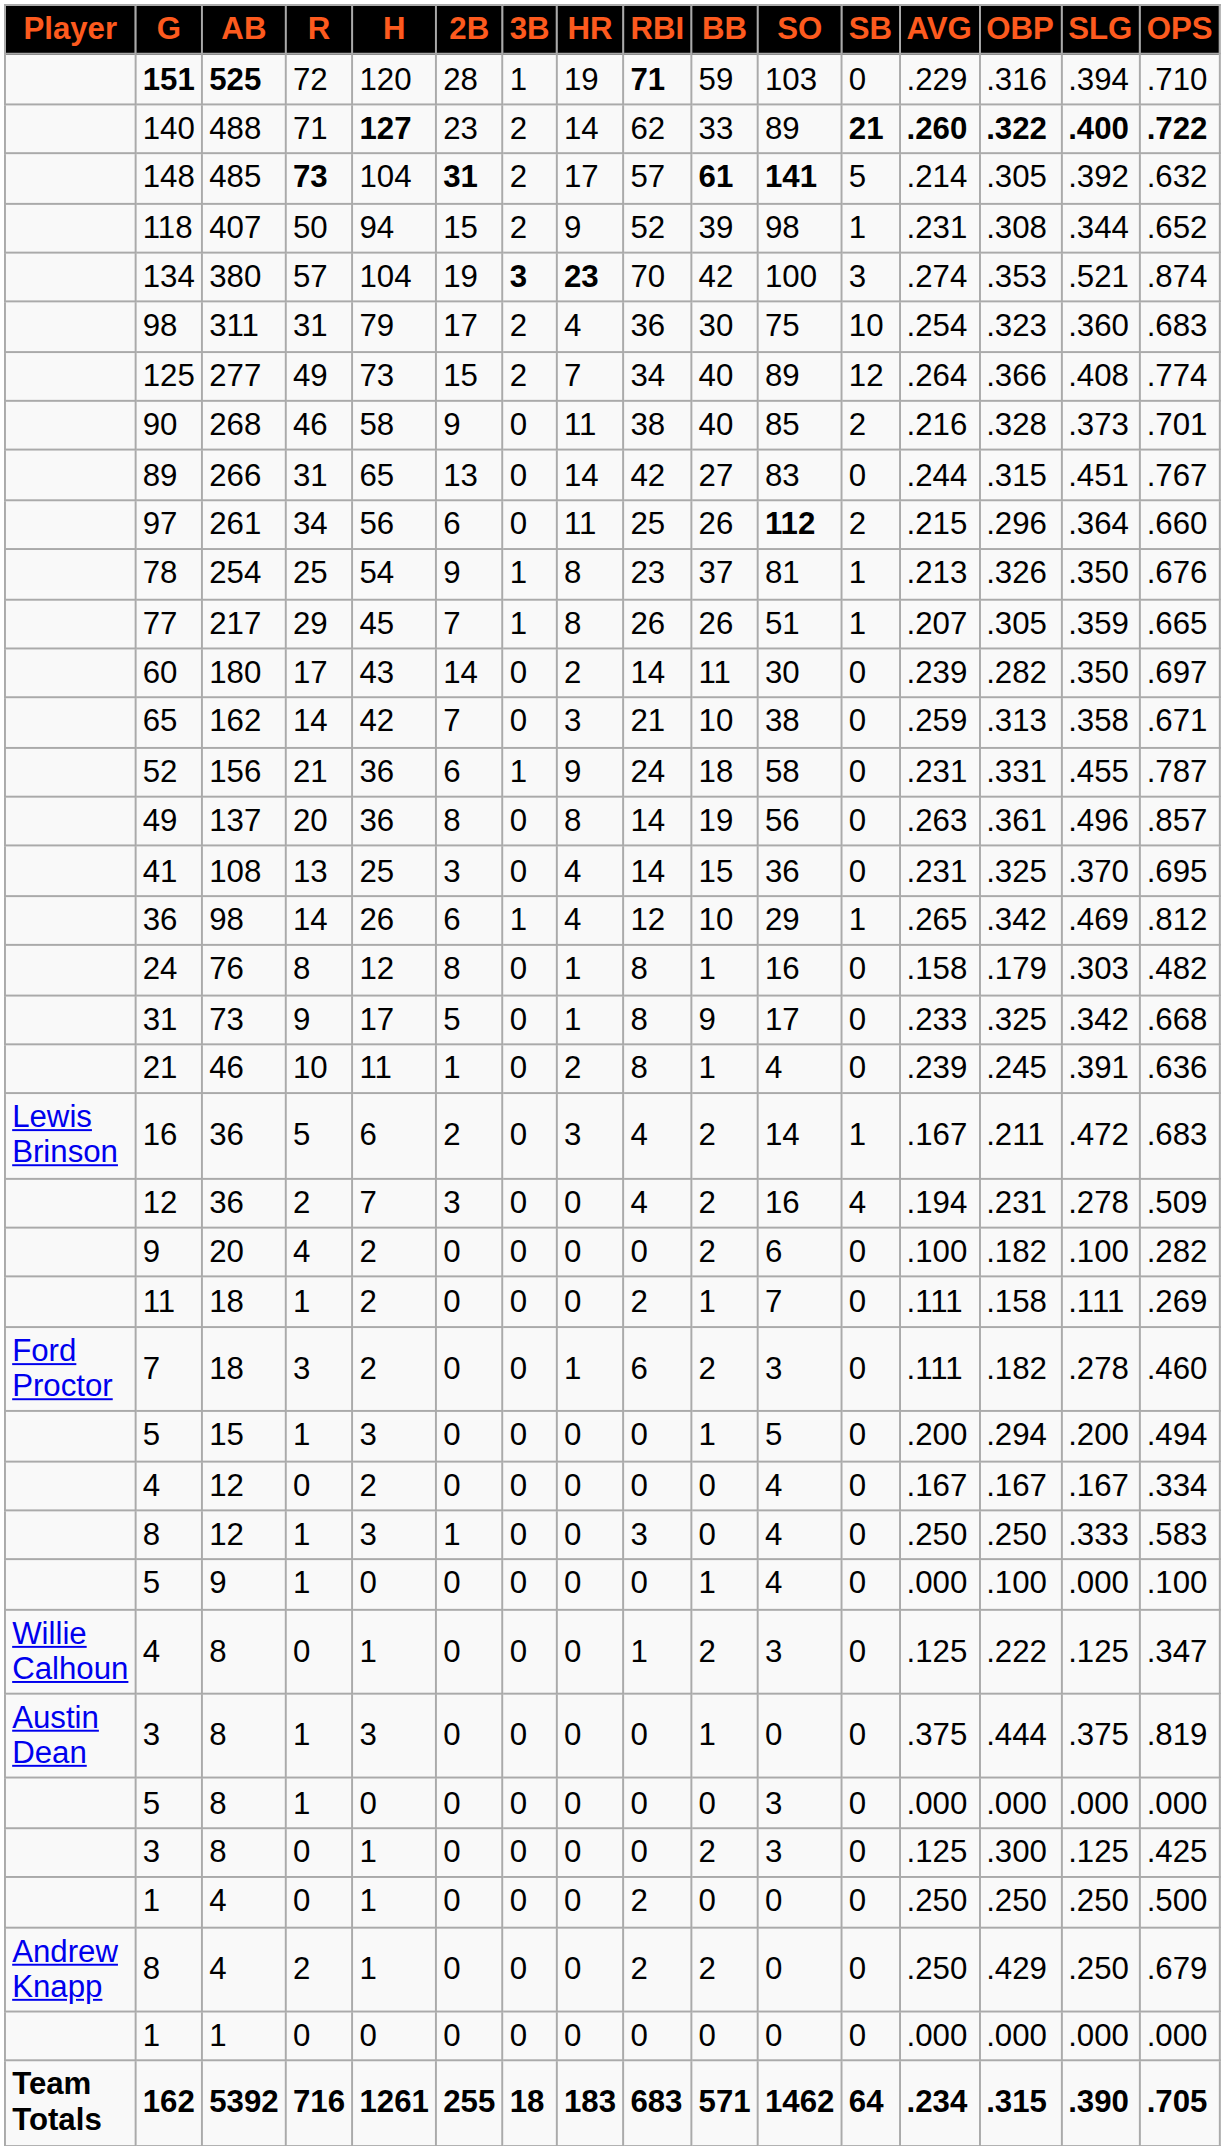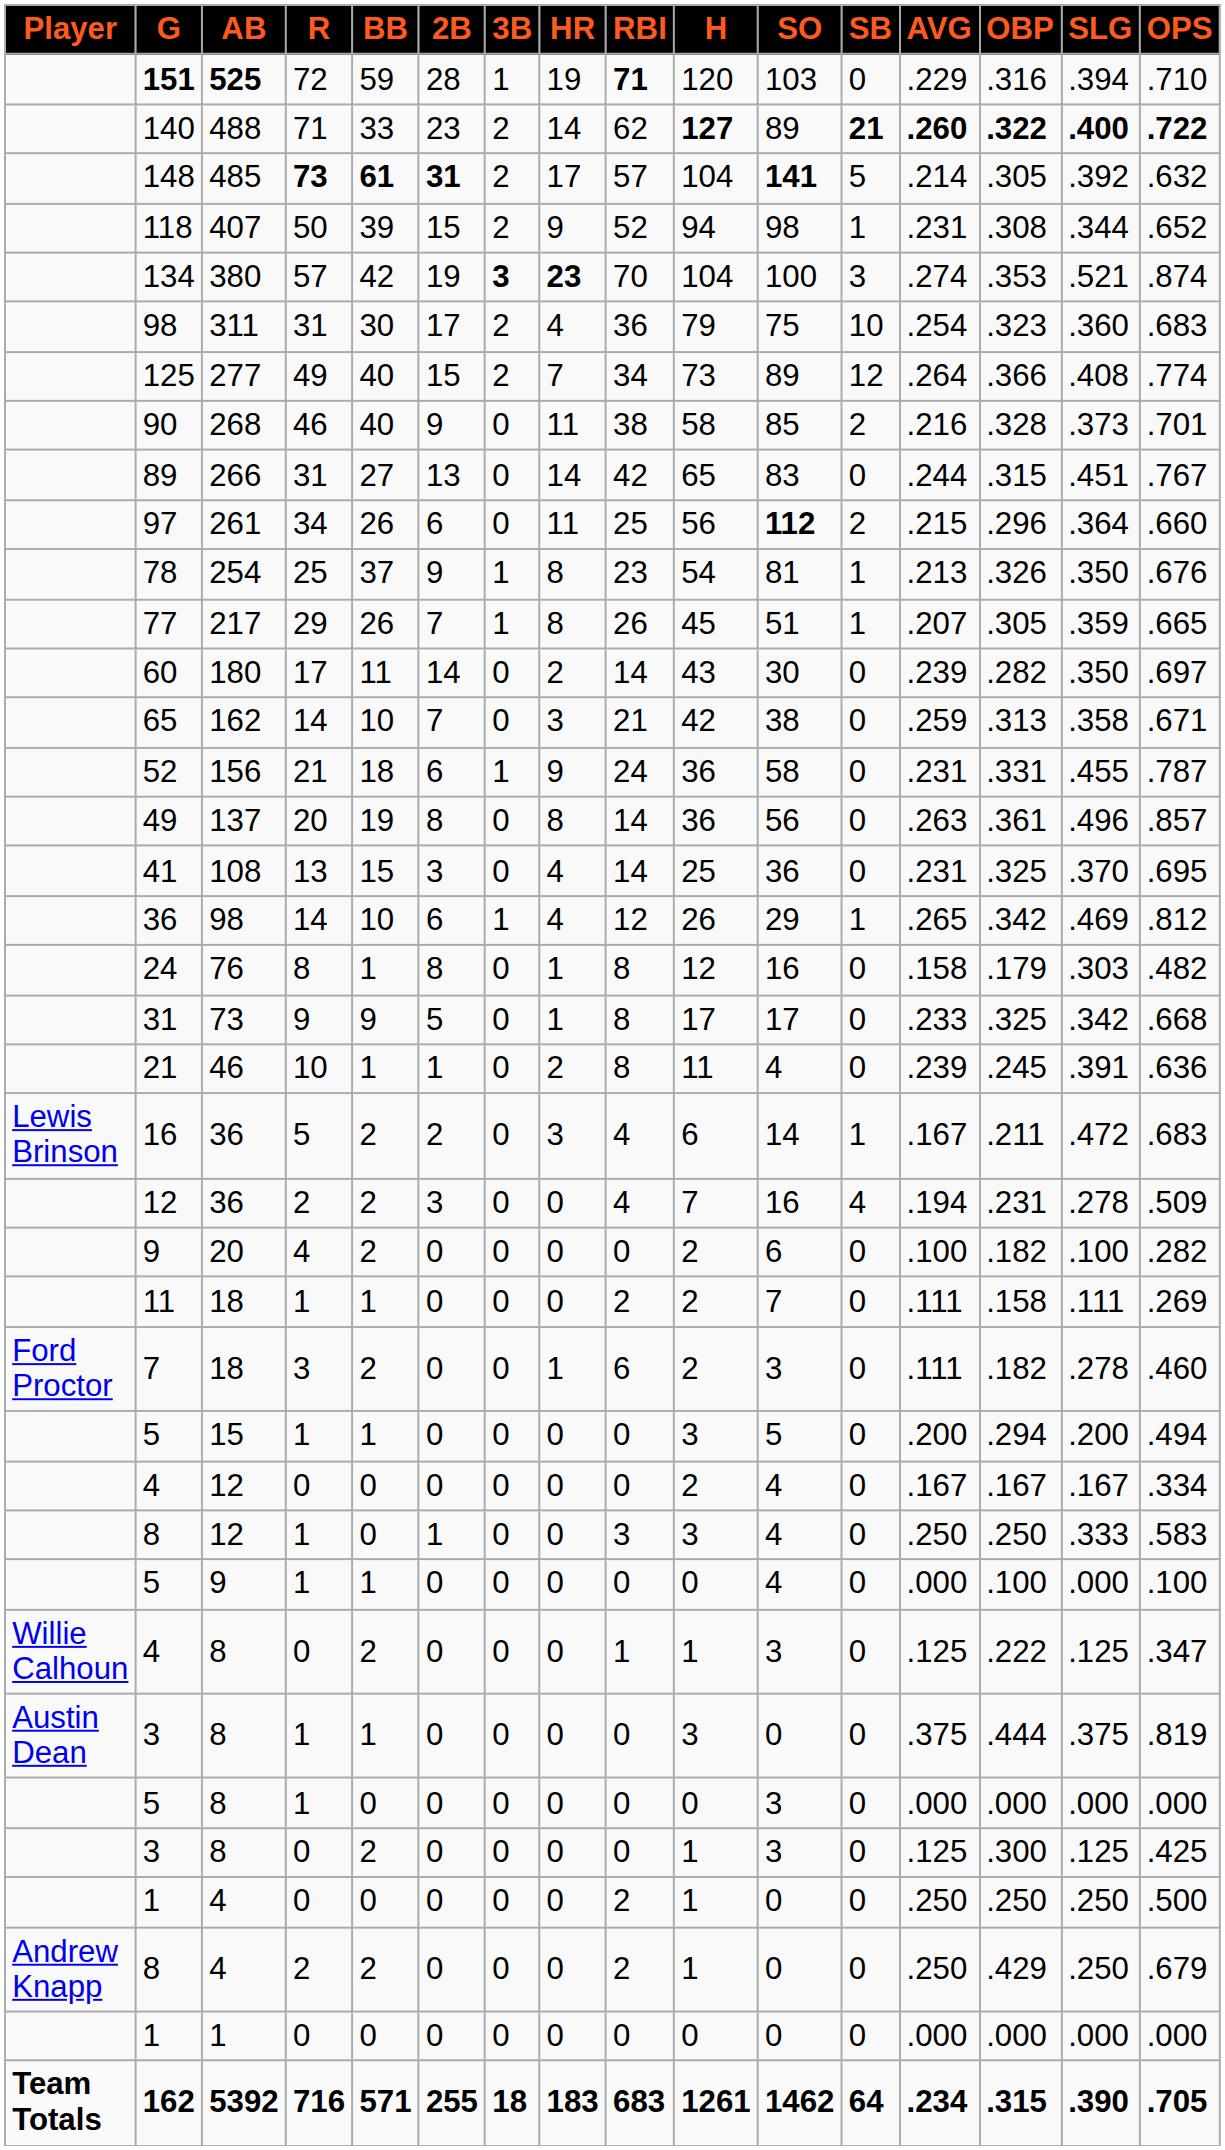columns swapped: (394, 29) <-> (725, 29)
